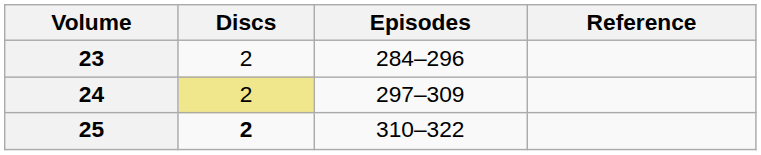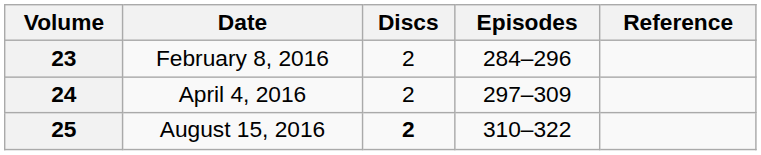+ column: (242, 22)
(246, 94) khaki background -> (408, 94) no background
